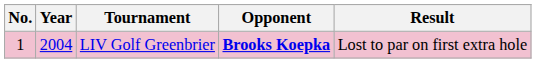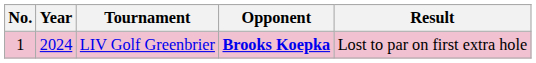(56, 44) 2004 -> (56, 44) 2024
